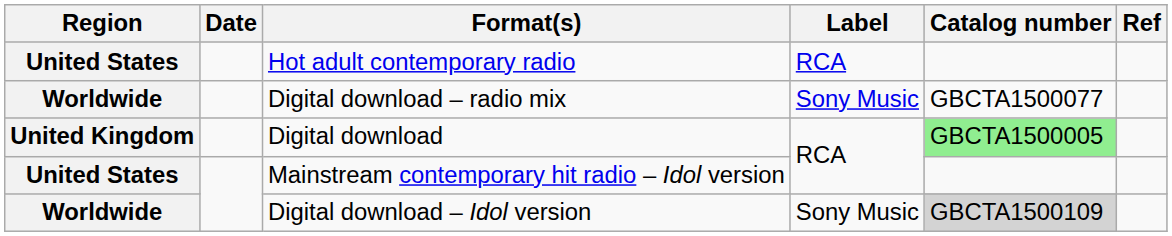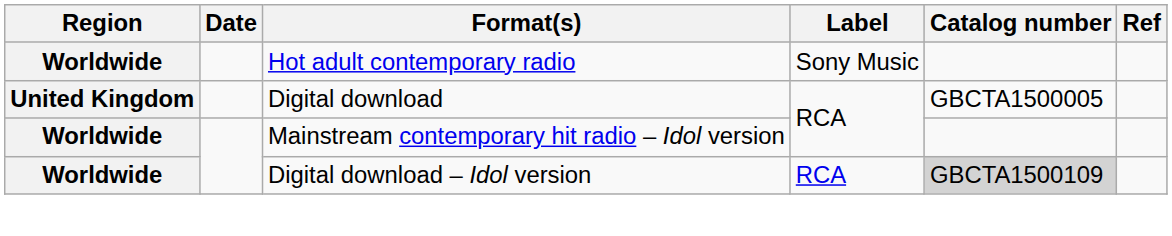(102, 61) United States -> (102, 61) Worldwide
(821, 61) RCA -> (857, 61) Sony Music
- row: (417, 99)
(1017, 136) lightgreen background -> (1017, 99) no background
(102, 174) United States -> (102, 136) Worldwide
(857, 212) Sony Music -> (821, 174) RCA
